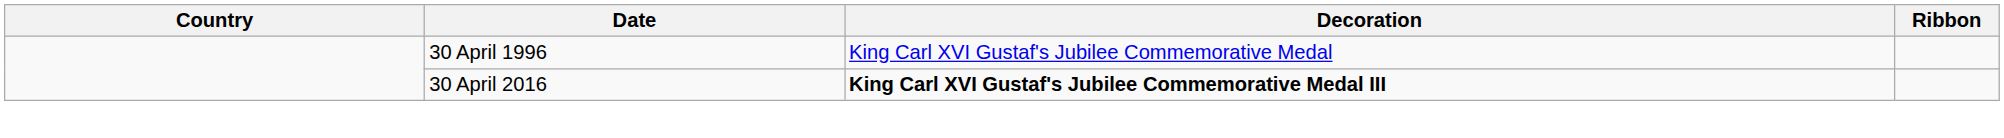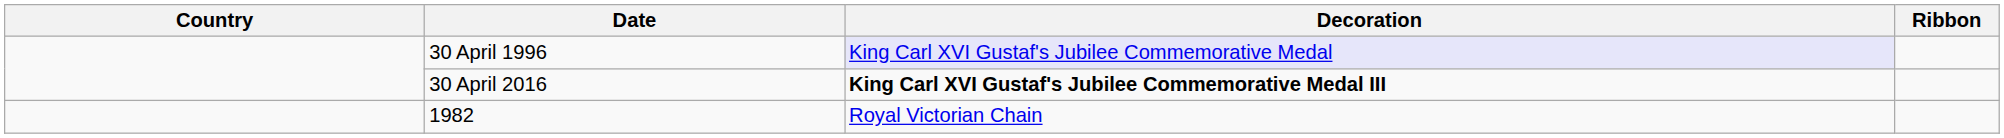(1091, 52) no background -> (1091, 52) lavender background
+ row: (452, 116)
